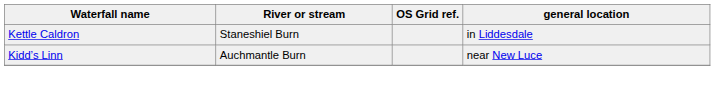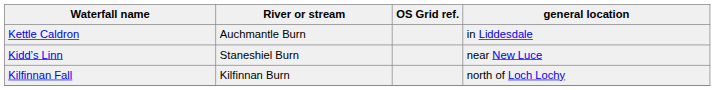(259, 34) Staneshiel Burn -> (263, 34) Auchmantle Burn
(263, 55) Auchmantle Burn -> (259, 55) Staneshiel Burn
+ row: (40, 75)
